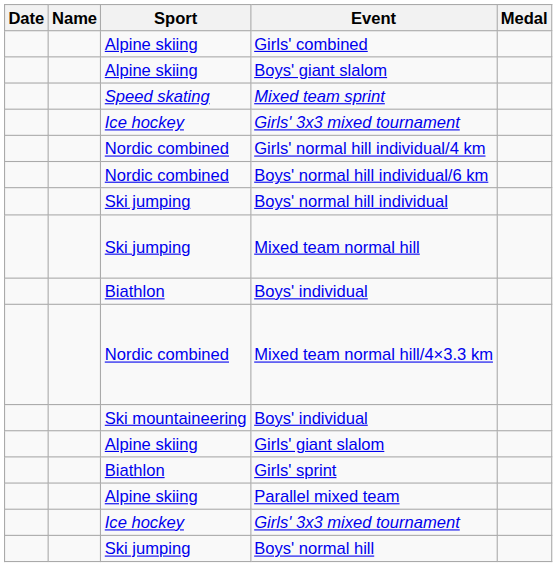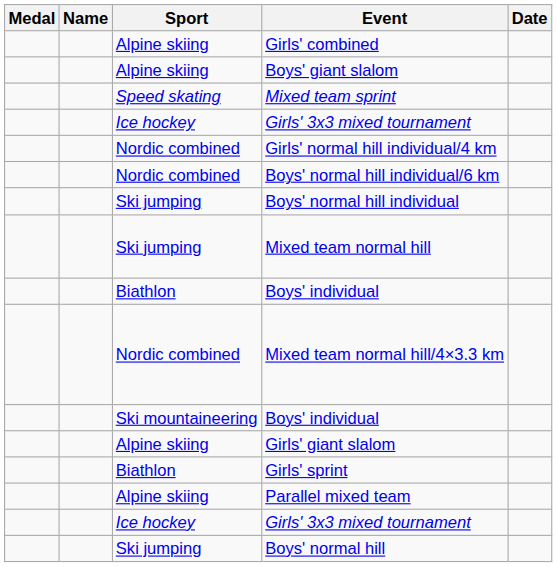columns swapped: (524, 18) <-> (26, 18)
